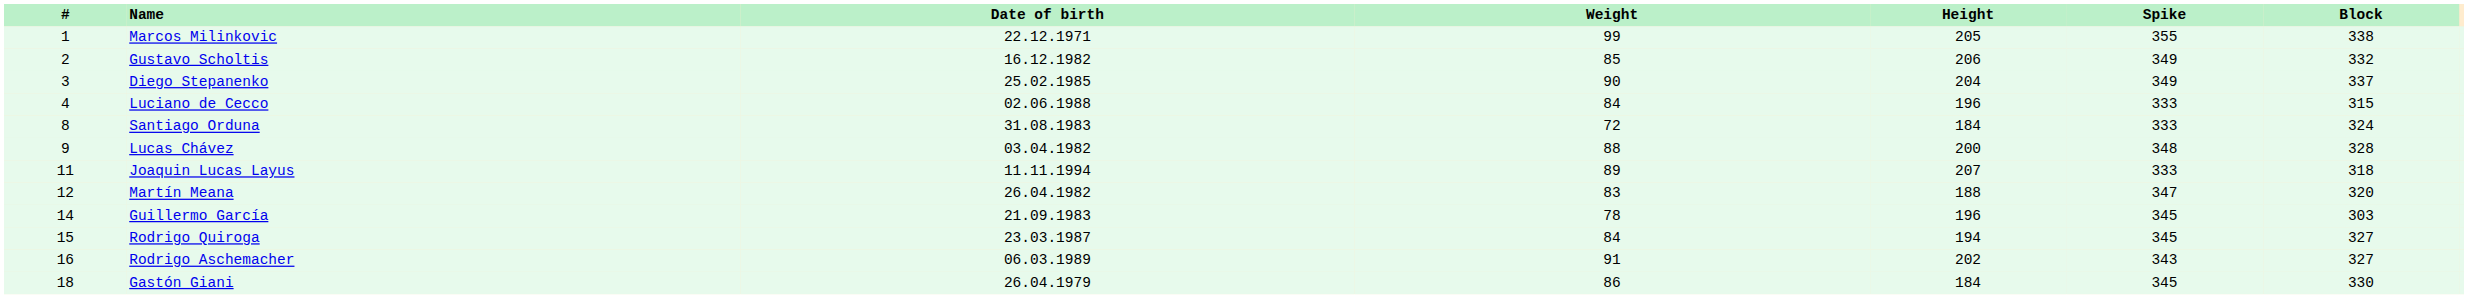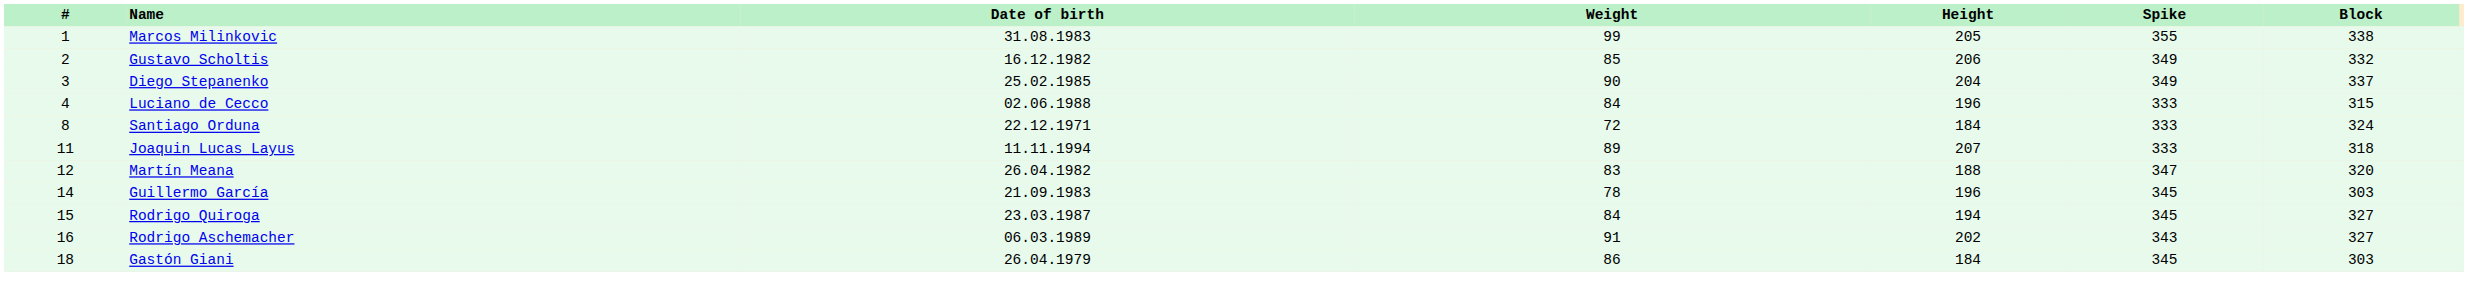(1047, 37) 22.12.1971 -> (1047, 37) 31.08.1983
(1047, 127) 31.08.1983 -> (1047, 127) 22.12.1971
- row: (181, 149)
(2361, 283) 330 -> (2361, 261) 303
